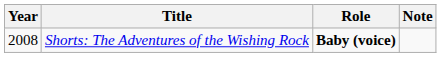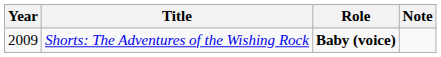(23, 40) 2008 -> (23, 40) 2009
